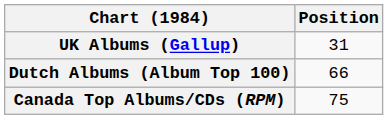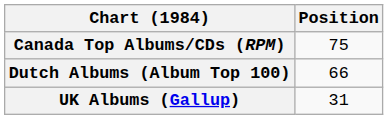rows swapped: (150, 100) <-> (150, 46)
